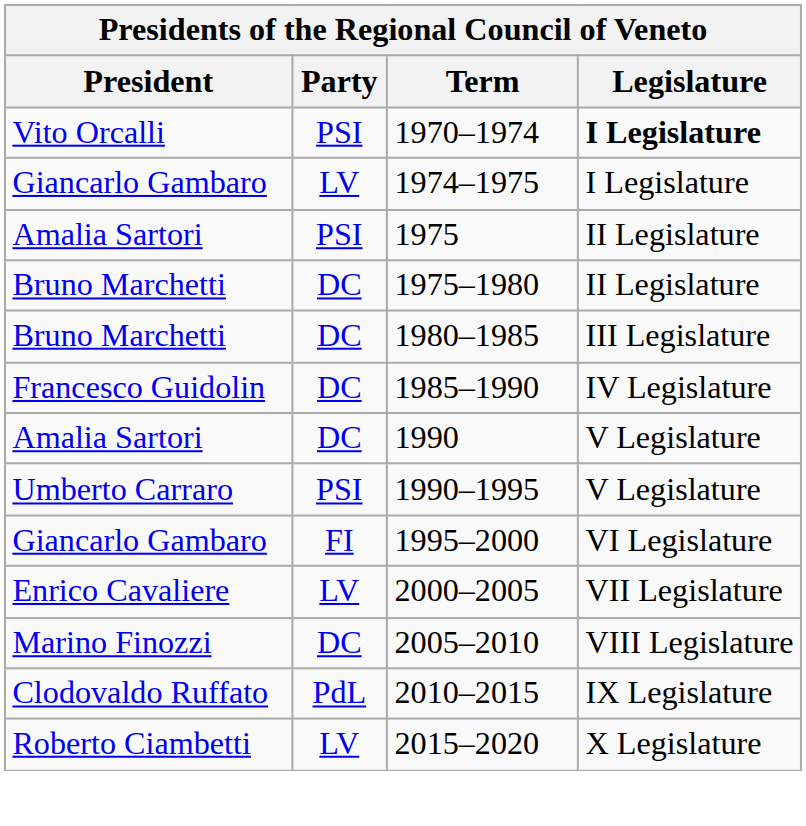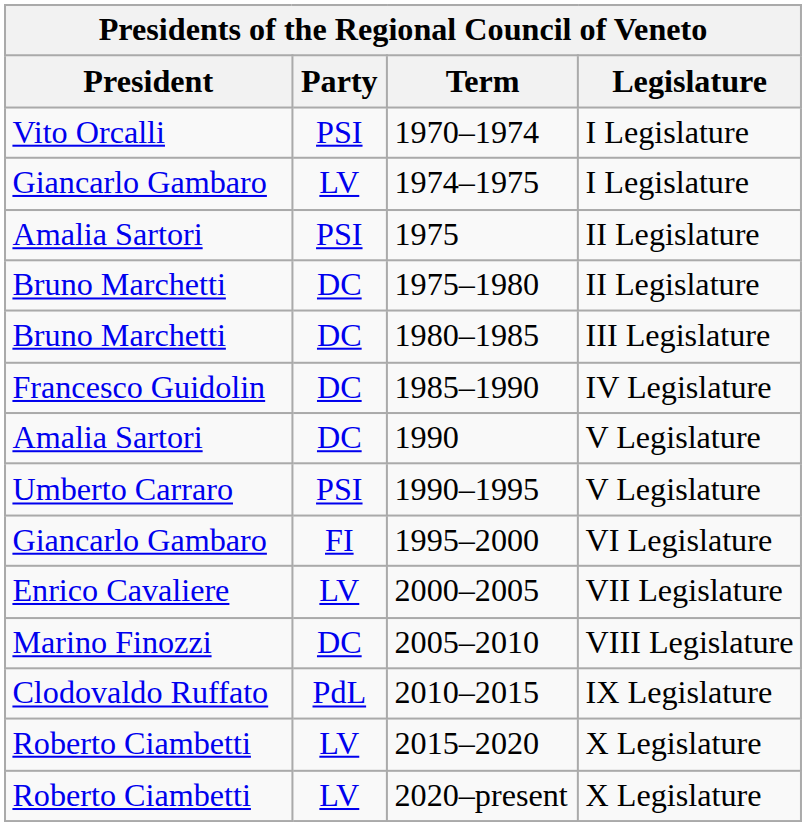(673, 132) bold -> (667, 132) normal
+ row: (481, 795)
